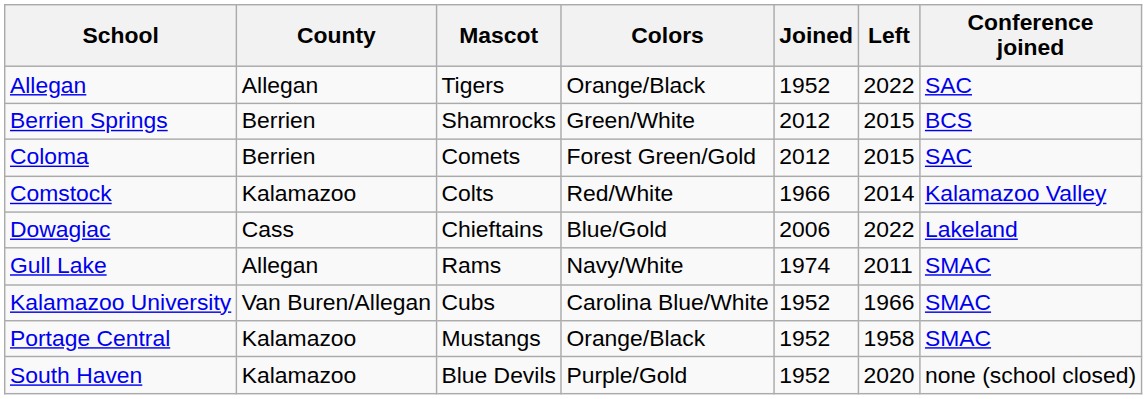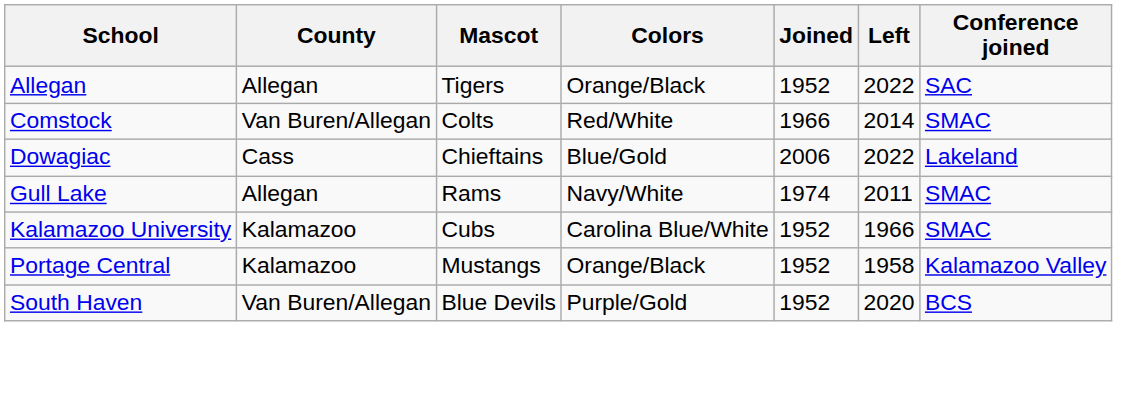- row: (89, 120)
- row: (49, 157)
(299, 193) Kalamazoo -> (336, 120) Van Buren/Allegan
(1016, 193) Kalamazoo Valley -> (958, 120) SMAC
(336, 302) Van Buren/Allegan -> (299, 229) Kalamazoo
(958, 338) SMAC -> (1016, 266) Kalamazoo Valley
(299, 374) Kalamazoo -> (336, 302) Van Buren/Allegan
(1031, 374) none (school closed) -> (948, 302) BCS
